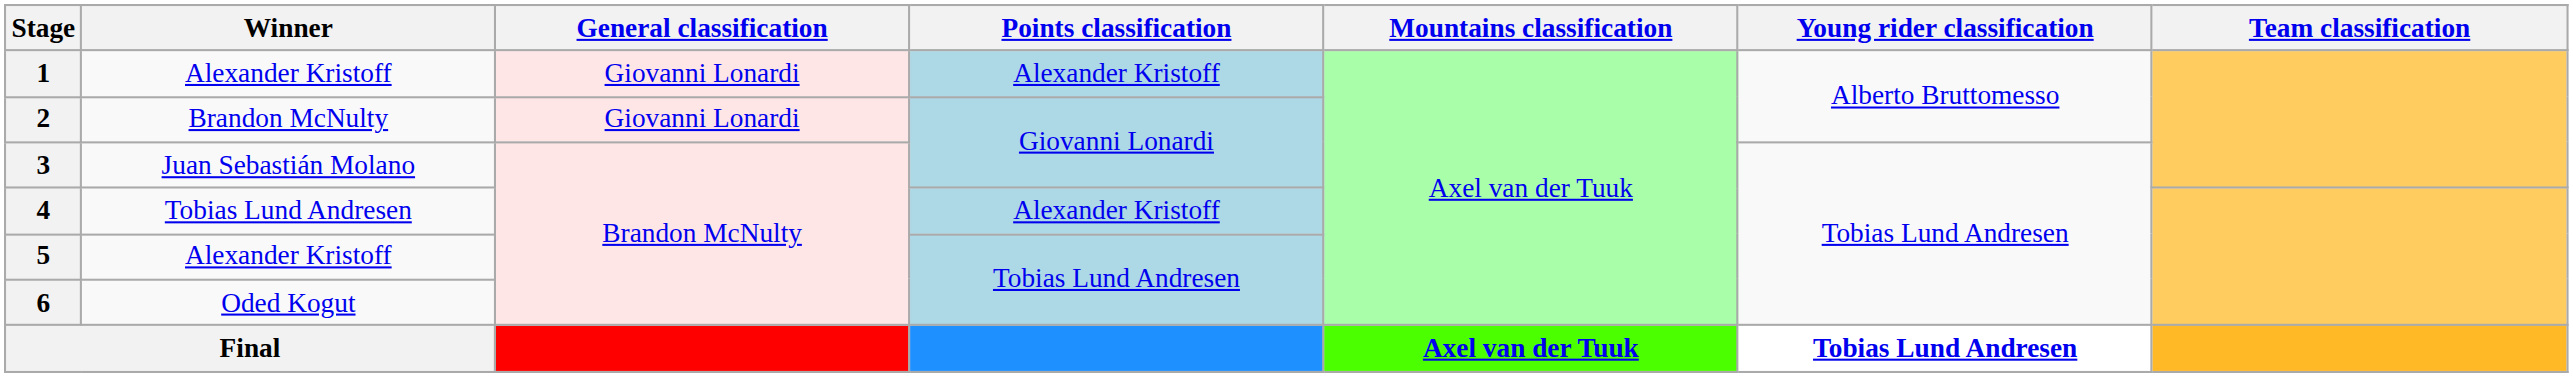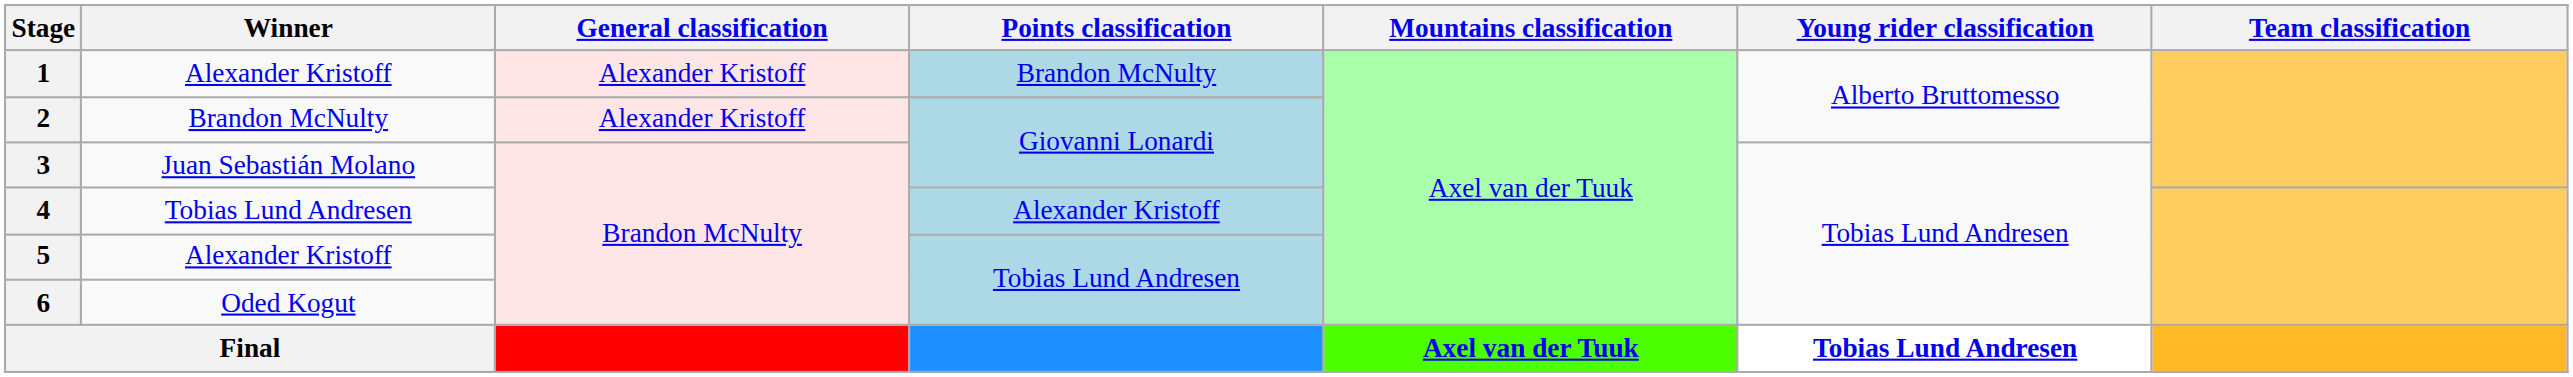(702, 73) Giovanni Lonardi -> (702, 73) Alexander Kristoff
(1116, 73) Alexander Kristoff -> (1116, 73) Brandon McNulty
(702, 119) Giovanni Lonardi -> (702, 119) Alexander Kristoff
